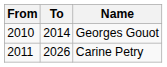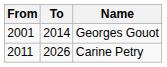(21, 33) 2010 -> (21, 33) 2001
